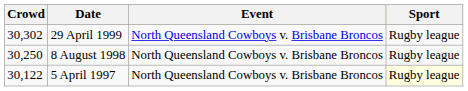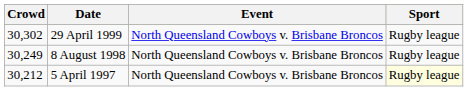(25, 55) 30,250 -> (25, 55) 30,249
(25, 75) 30,122 -> (25, 75) 30,212
